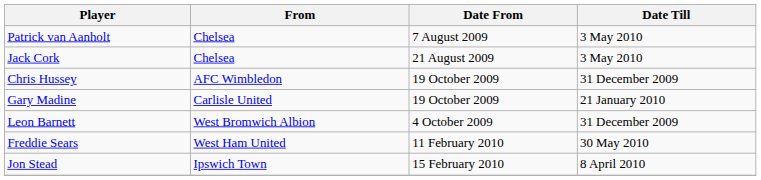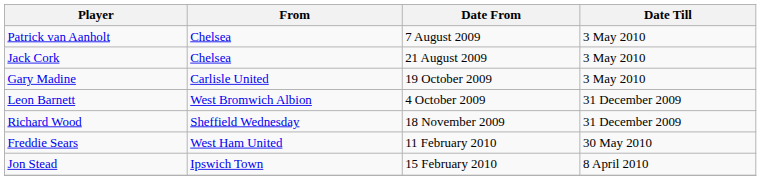- row: (42, 79)
(623, 100) 21 January 2010 -> (614, 79) 3 May 2010
+ row: (45, 121)
